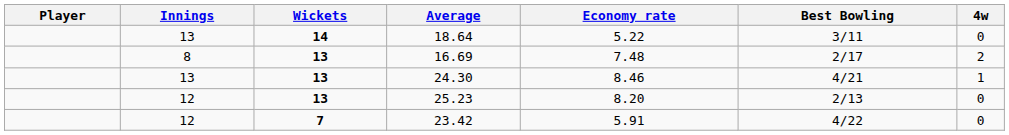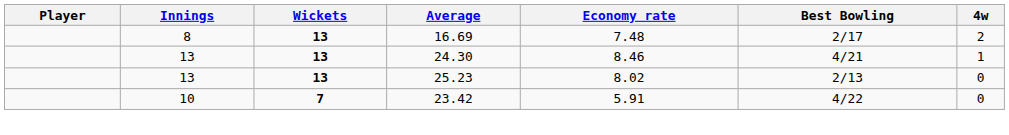- row: (453, 36)
(187, 99) 12 -> (187, 78) 13
(629, 99) 8.20 -> (629, 78) 8.02
(187, 120) 12 -> (187, 99) 10
